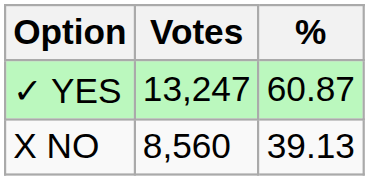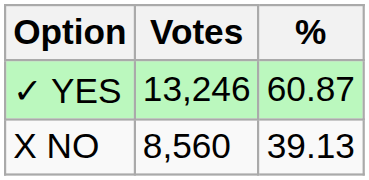(197, 89) 13,247 -> (197, 89) 13,246
